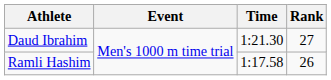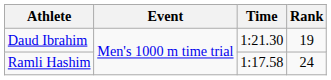(307, 40) 27 -> (307, 40) 19
(307, 63) 26 -> (307, 63) 24
